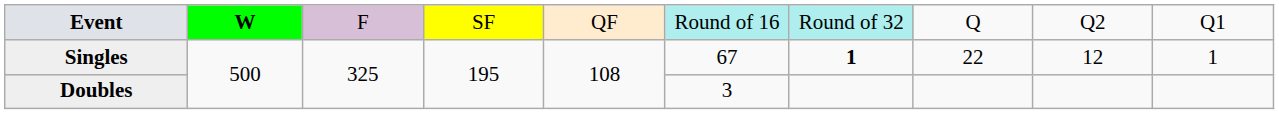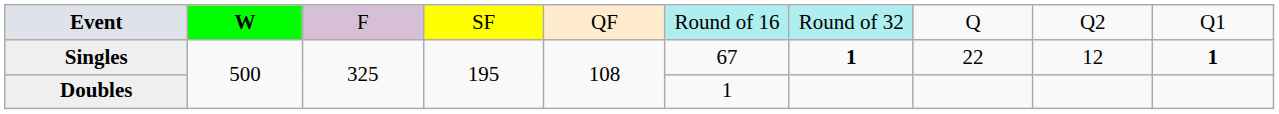(1213, 56) normal -> (1213, 56) bold
(727, 91) 3 -> (727, 91) 1
